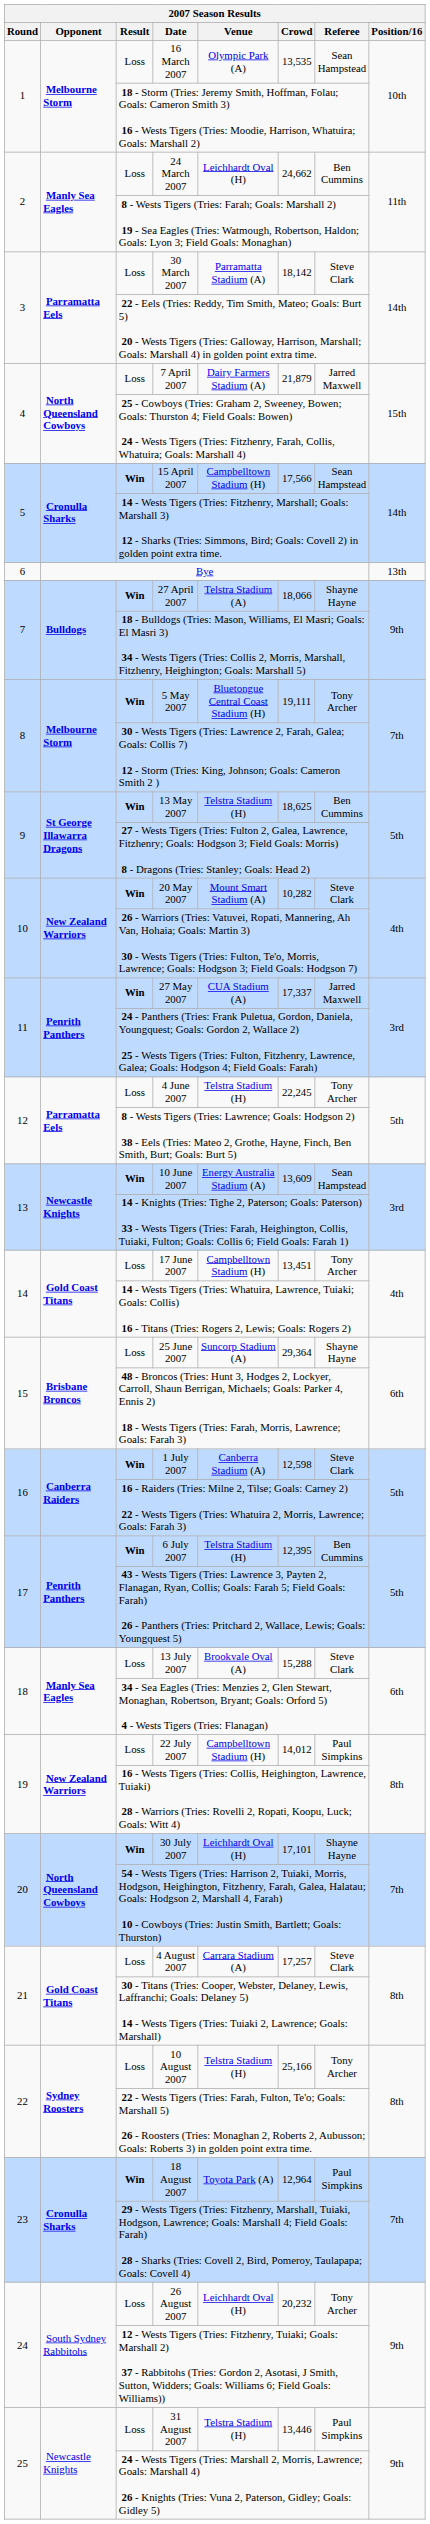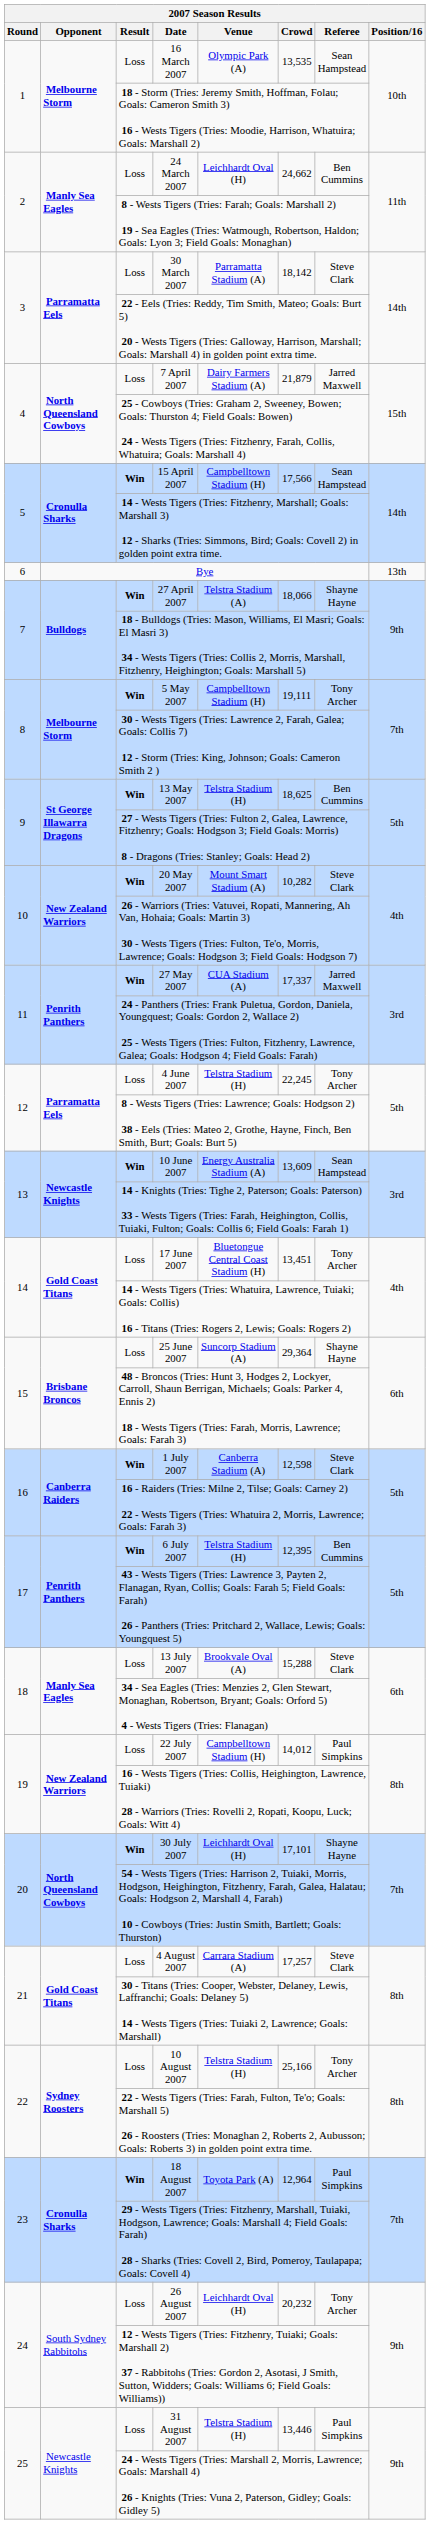(238, 701) Bluetongue Central Coast Stadium (H) -> (238, 695) Campbelltown Stadium (H)
(238, 1266) Campbelltown Stadium (H) -> (238, 1259) Bluetongue Central Coast Stadium (H)
